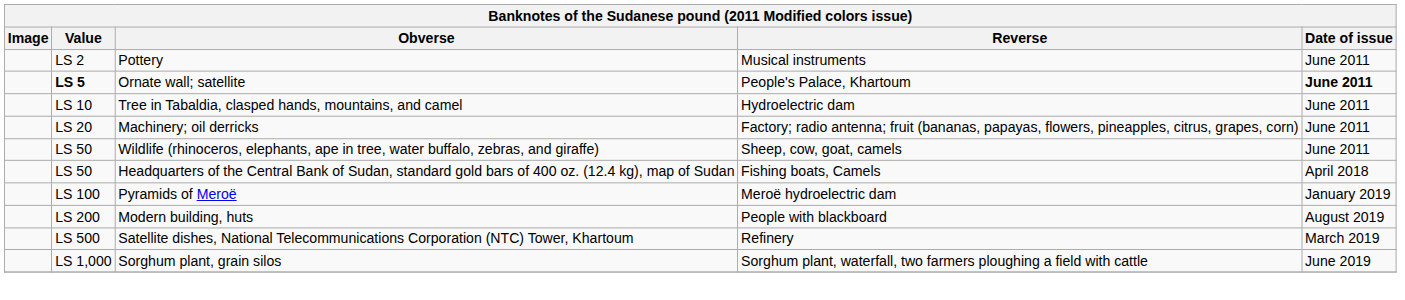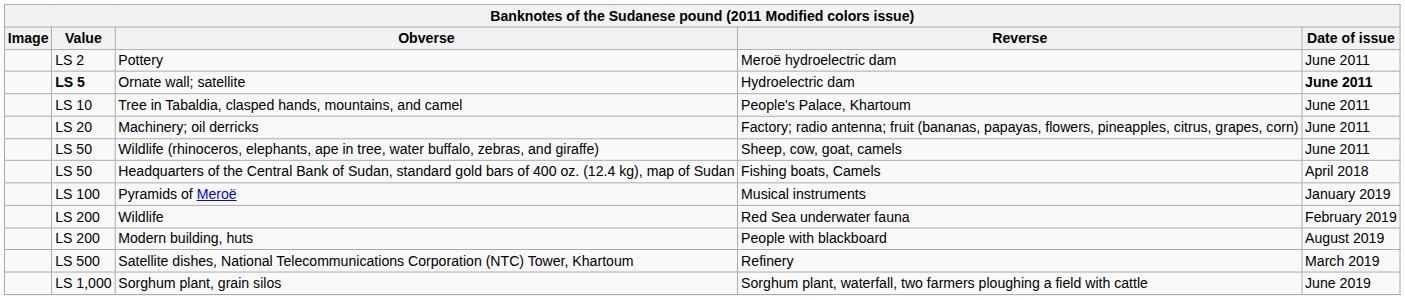(803, 61) Musical instruments -> (819, 61) Meroë hydroelectric dam
(826, 83) People's Palace, Khartoum -> (798, 83) Hydroelectric dam
(798, 105) Hydroelectric dam -> (826, 105) People's Palace, Khartoum
(819, 194) Meroë hydroelectric dam -> (803, 194) Musical instruments
+ row: (141, 217)
